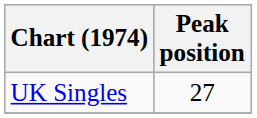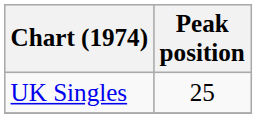(202, 92) 27 -> (202, 92) 25
